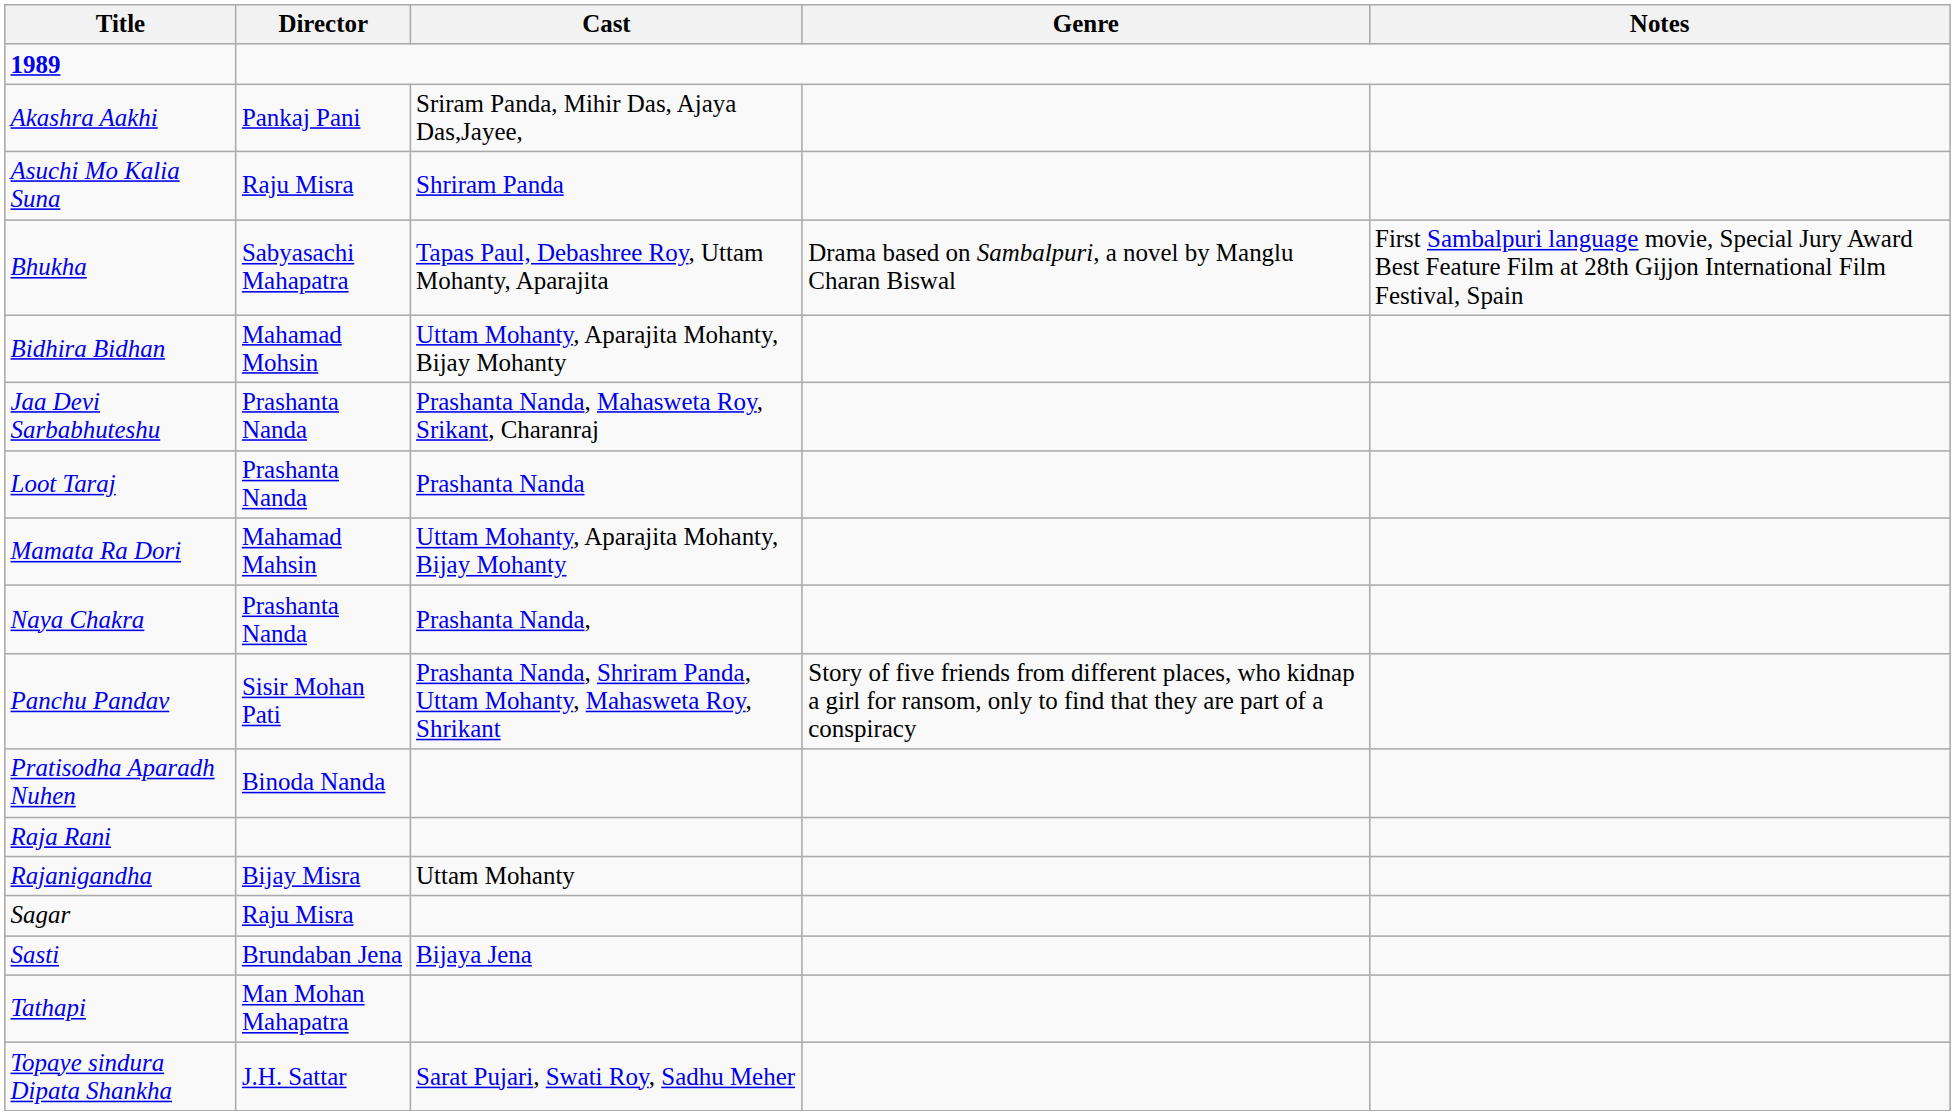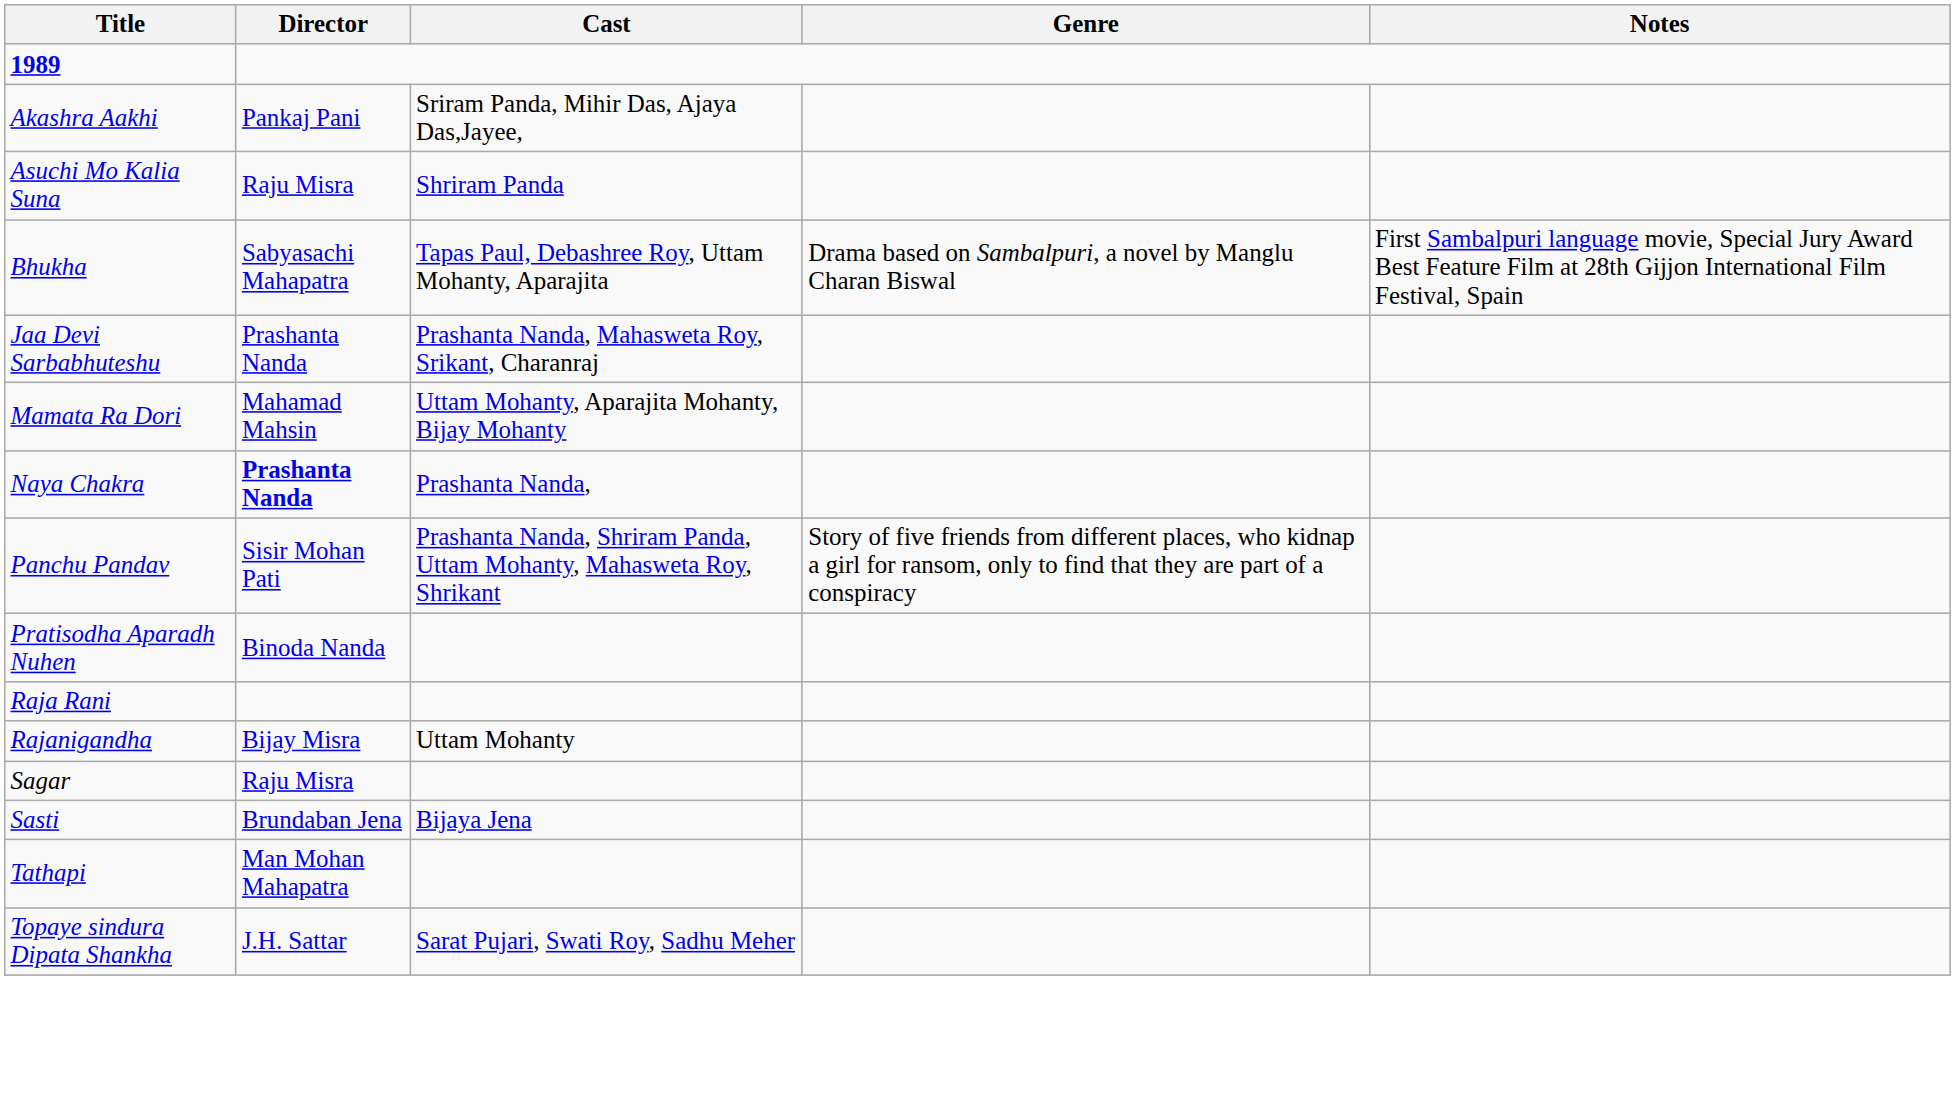- row: (88, 348)
- row: (63, 483)
(290, 619) normal -> (297, 483) bold
